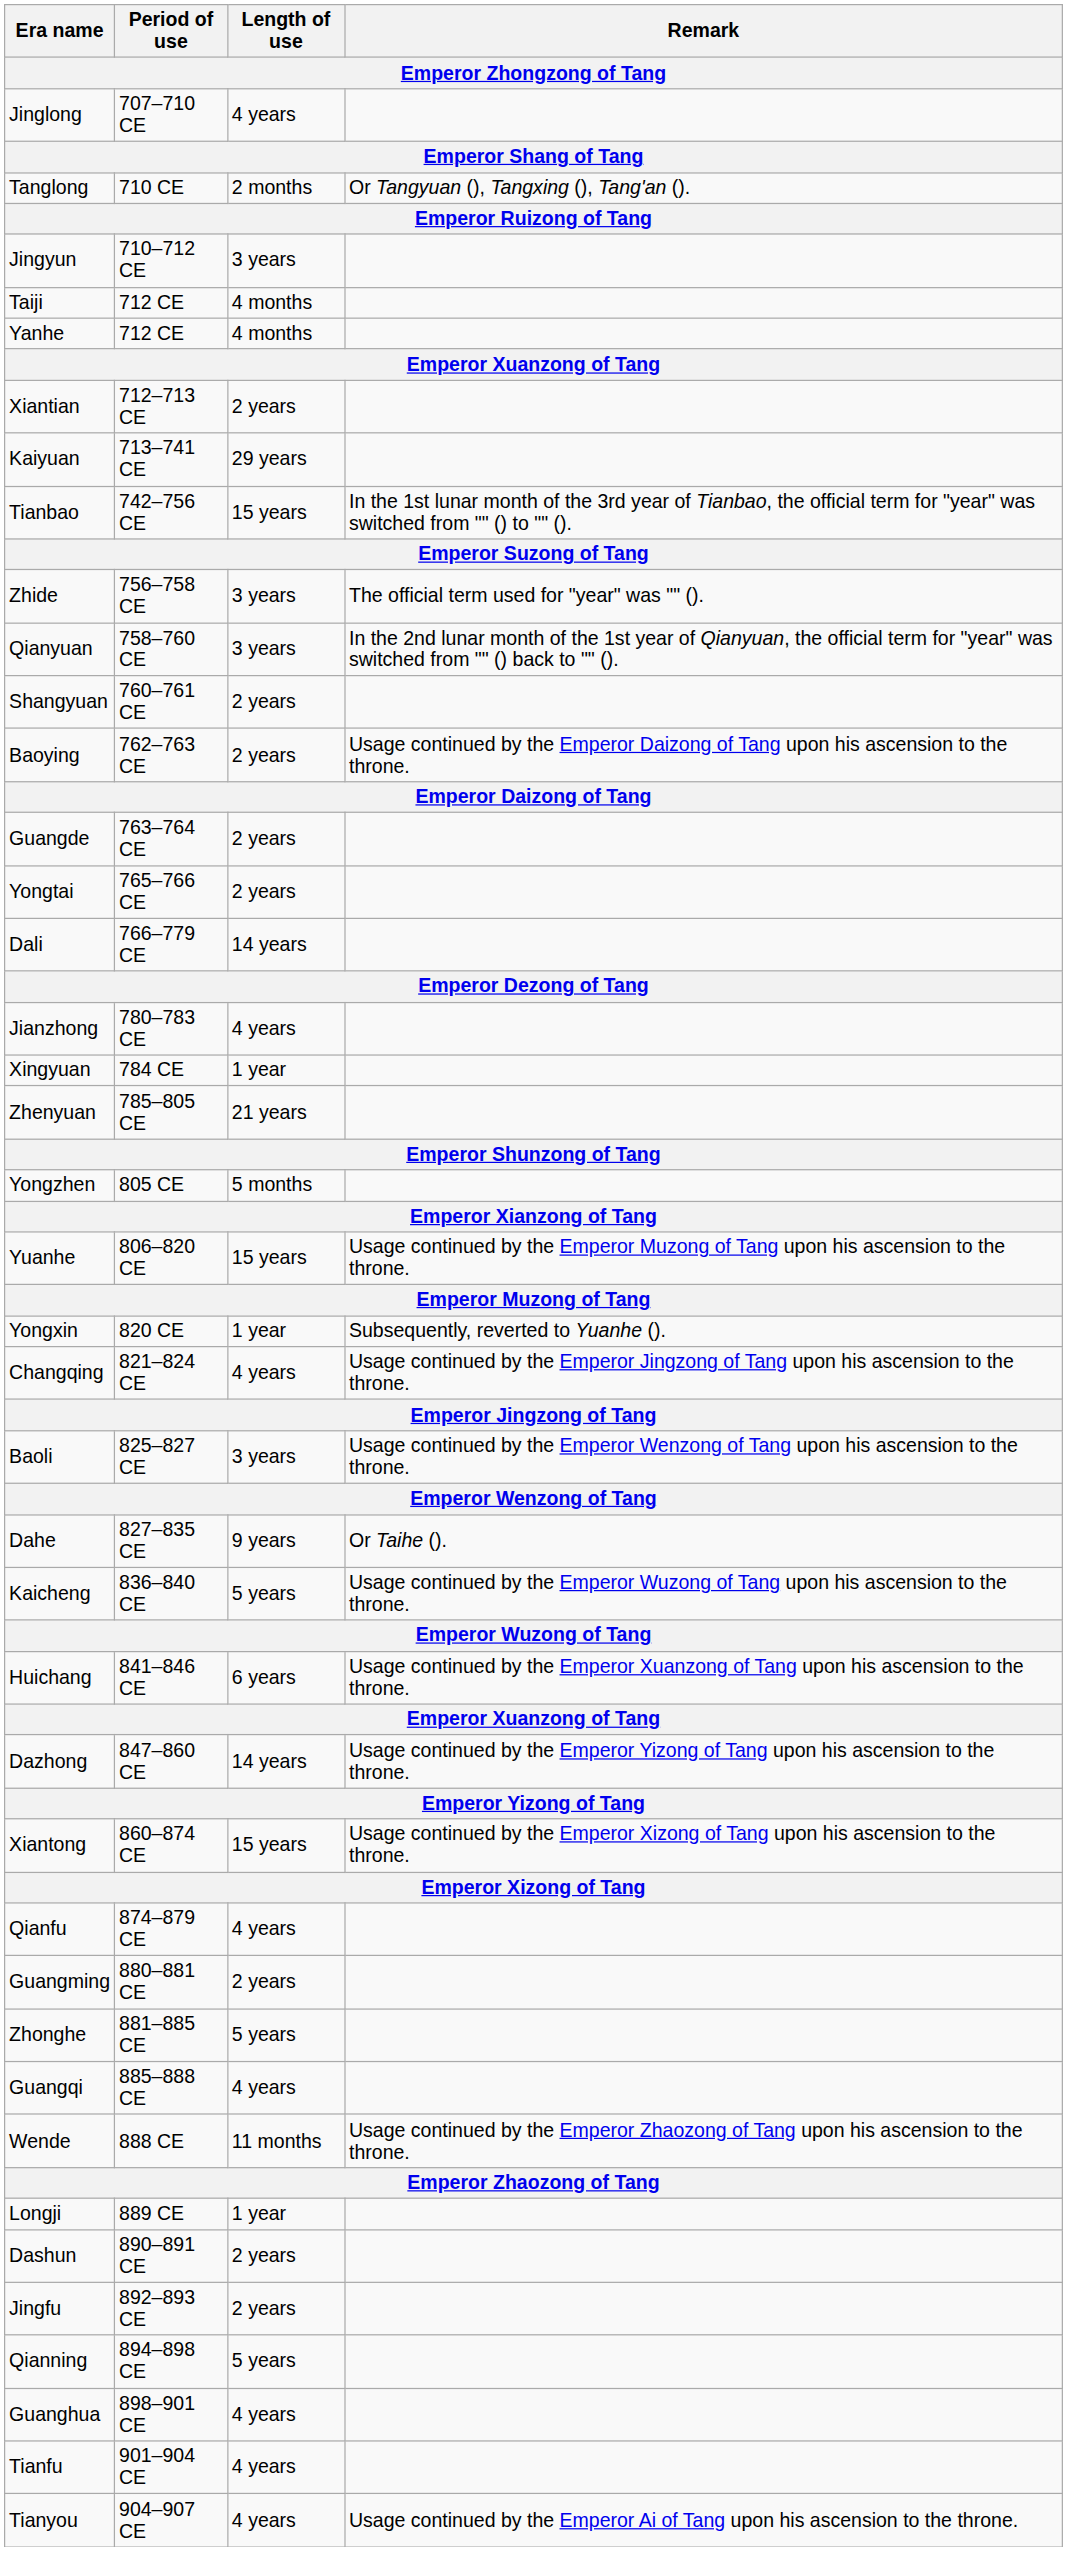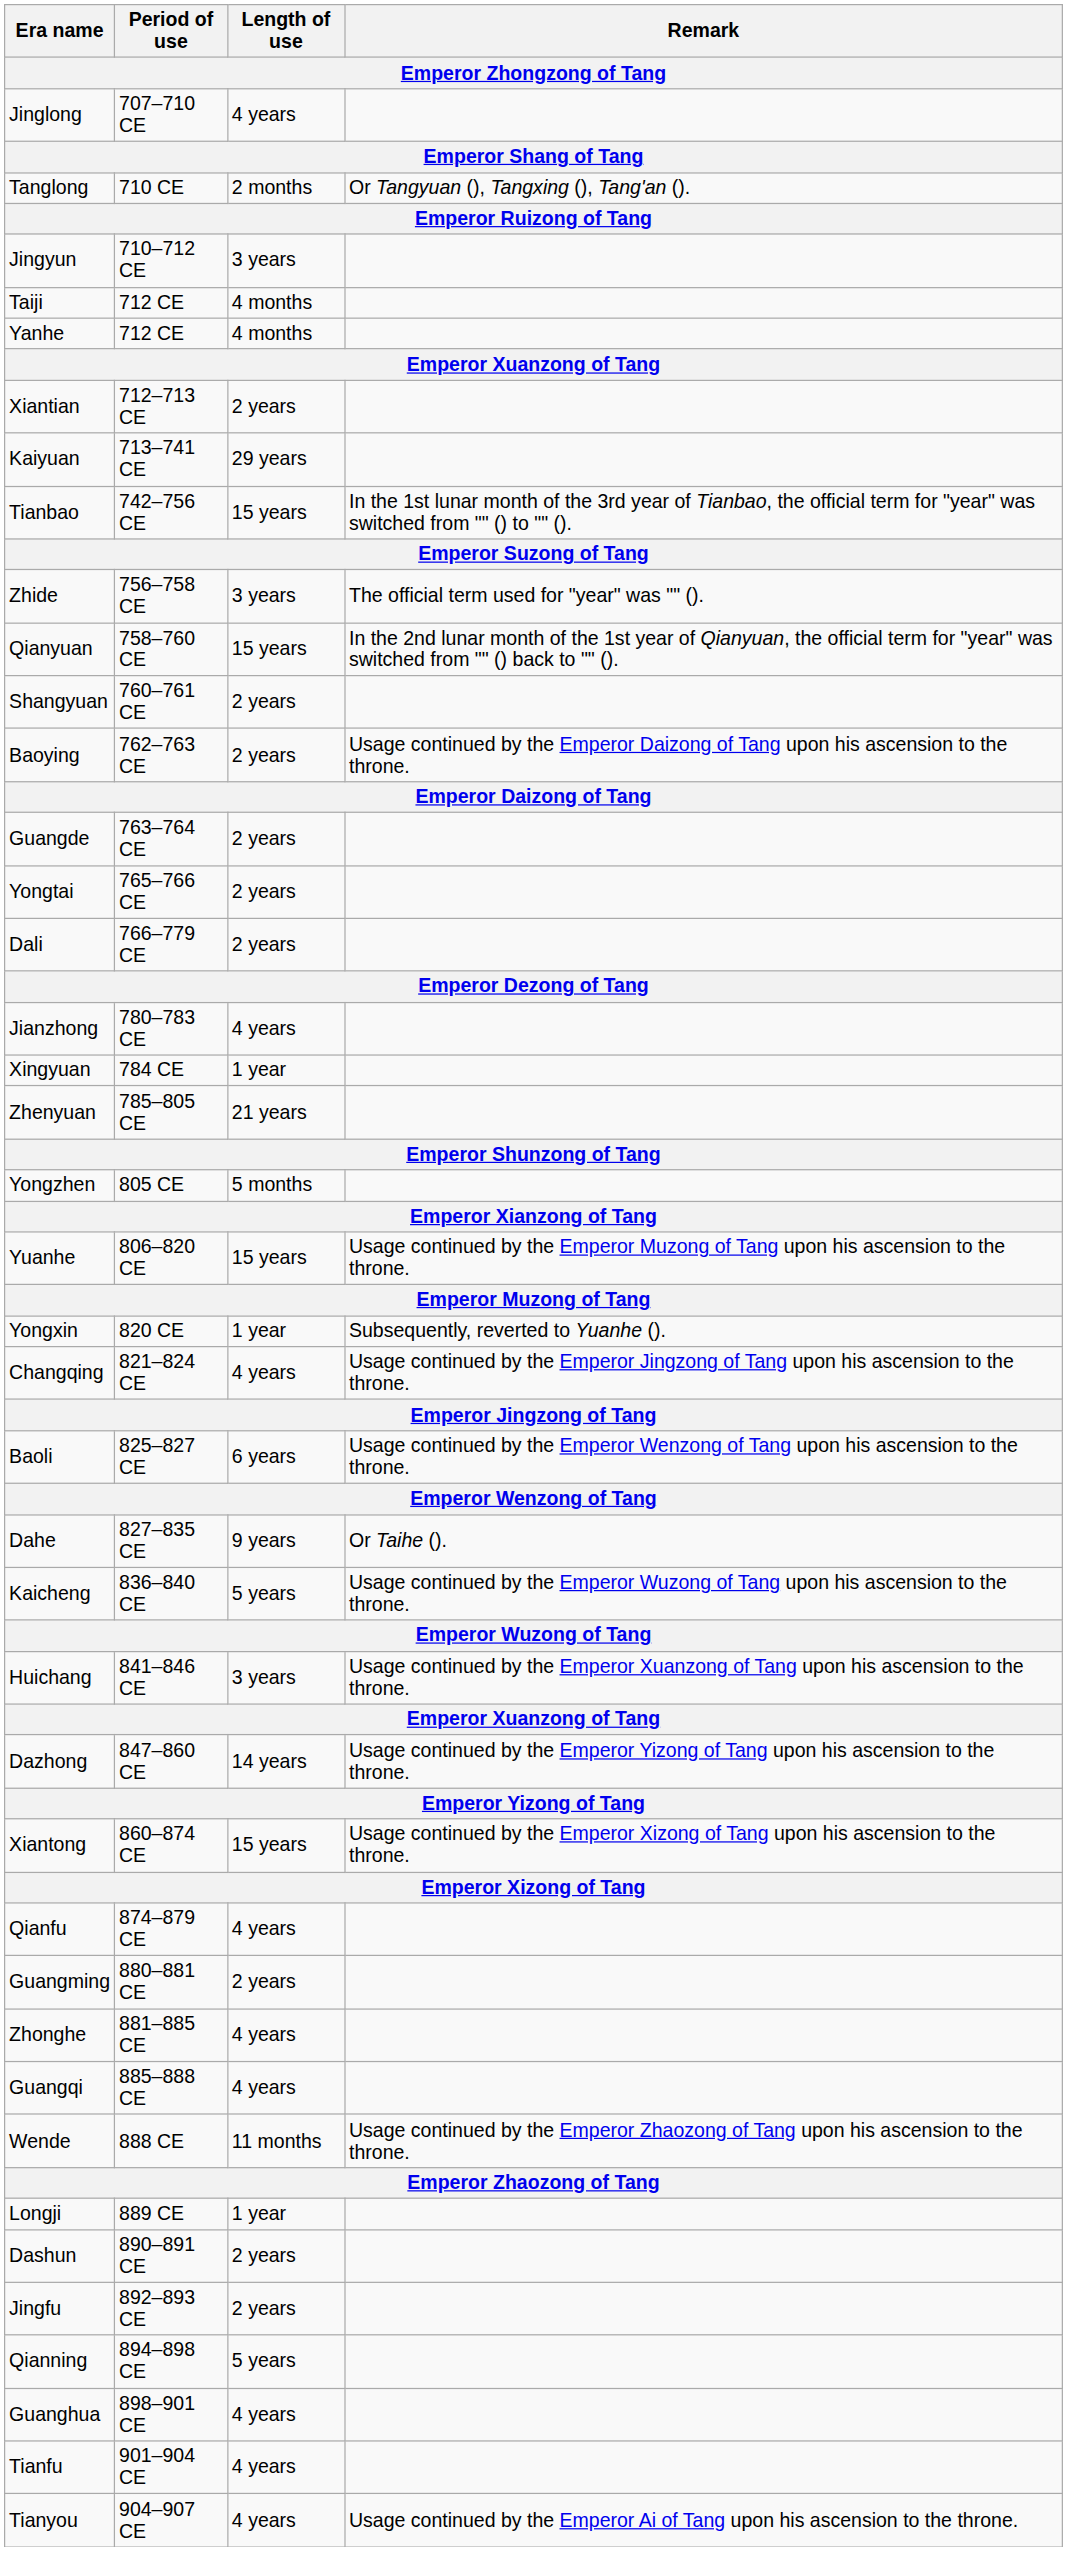(264, 649) 3 years -> (269, 649) 15 years
(269, 944) 14 years -> (264, 944) 2 years
(264, 1456) 3 years -> (264, 1456) 6 years
(264, 1677) 6 years -> (264, 1677) 3 years
(264, 2034) 5 years -> (264, 2034) 4 years
